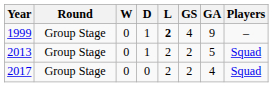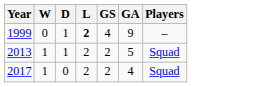- column: (75, 14)
(126, 52) 0 -> (45, 52) 1
(126, 71) 0 -> (45, 71) 1
